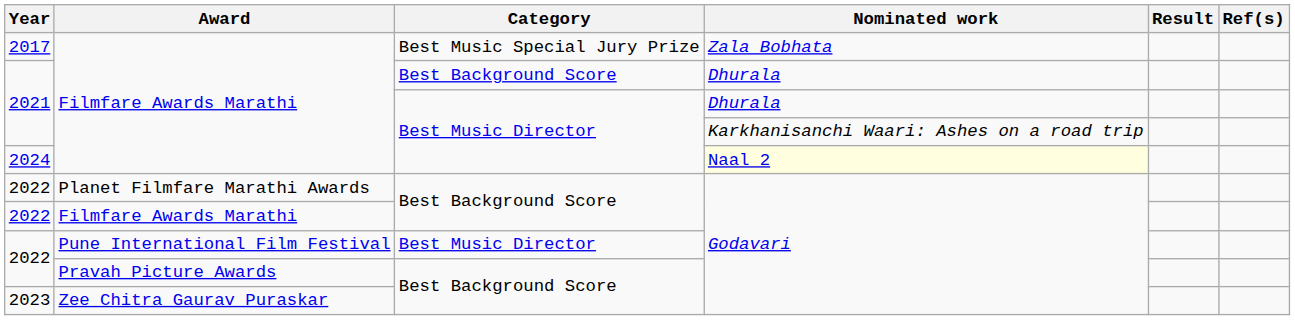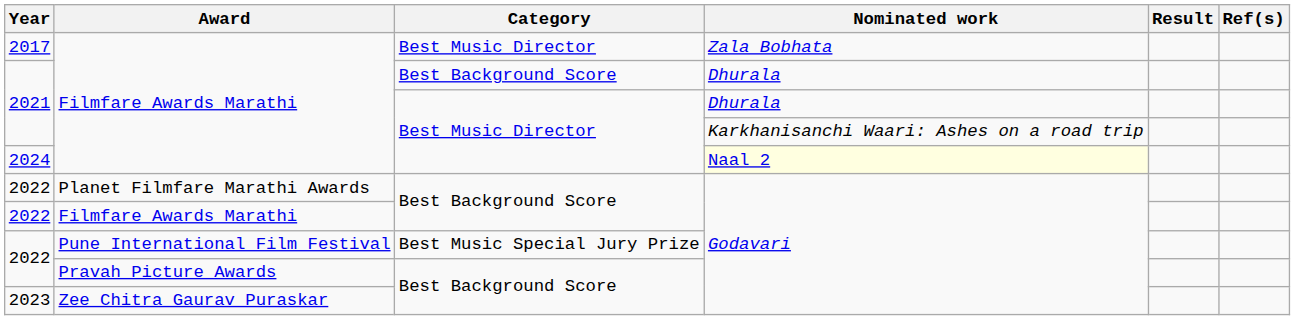(549, 47) Best Music Special Jury Prize -> (497, 47) Best Music Director
(497, 244) Best Music Director -> (549, 244) Best Music Special Jury Prize
